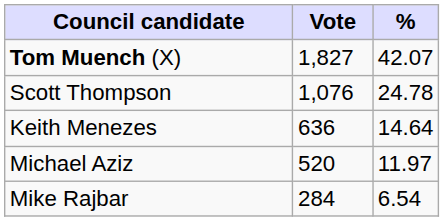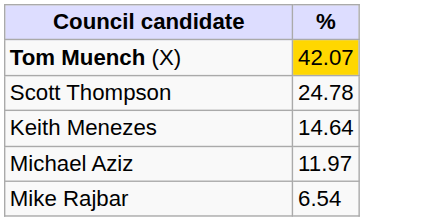- column: (333, 22)
(406, 57) no background -> (326, 57) gold background
